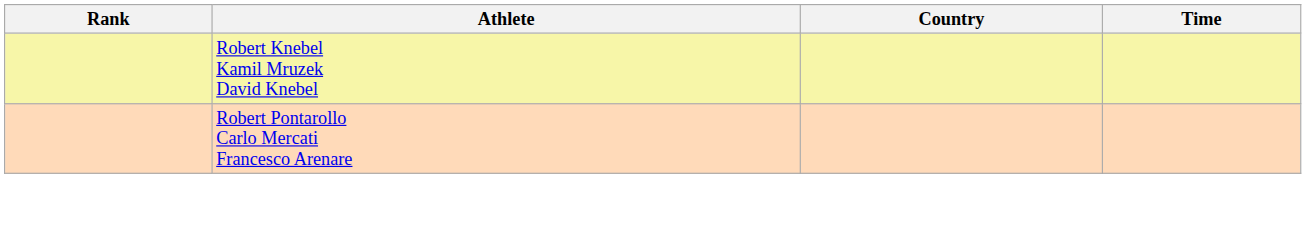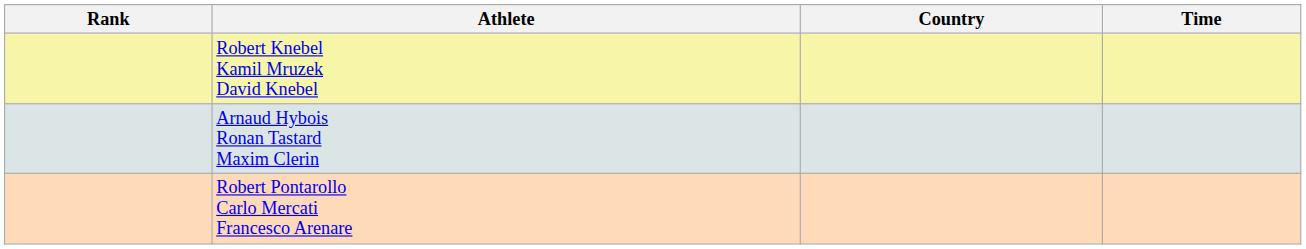+ row: (272, 138)
